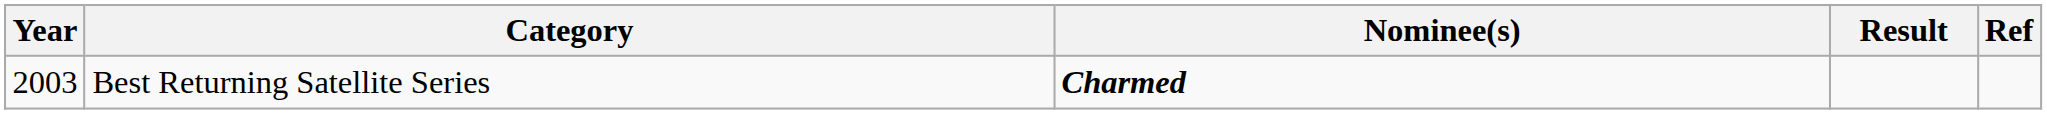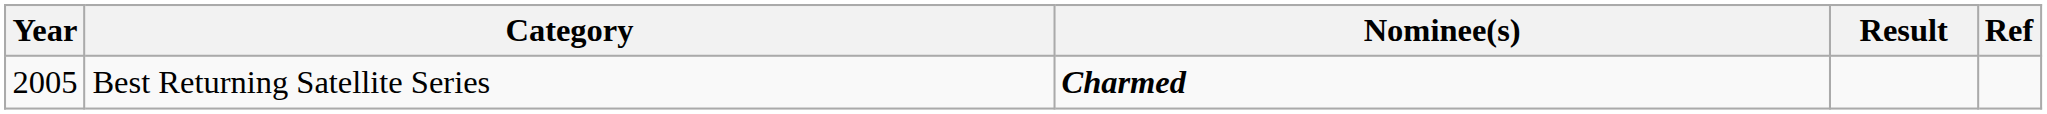(45, 81) 2003 -> (45, 81) 2005
